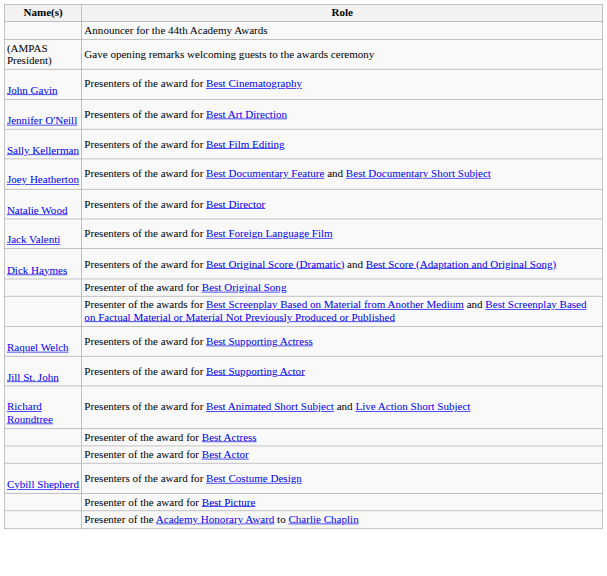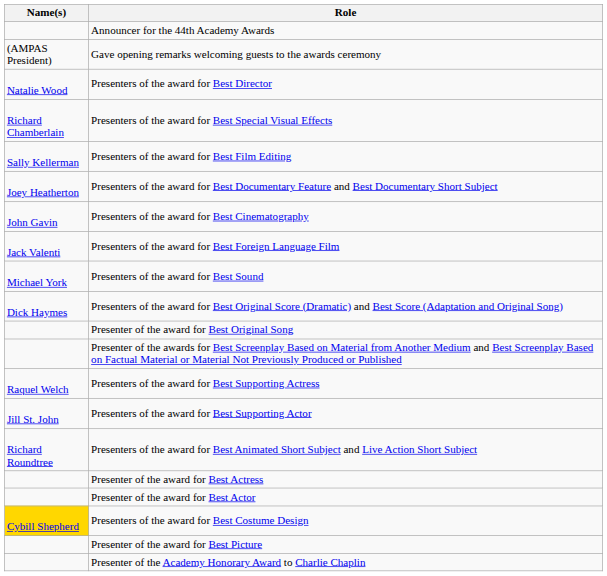rows swapped: (193, 84) <-> (175, 204)
+ row: (212, 120)
- row: (186, 114)
+ row: (177, 276)
(43, 484) no background -> (43, 527) gold background
